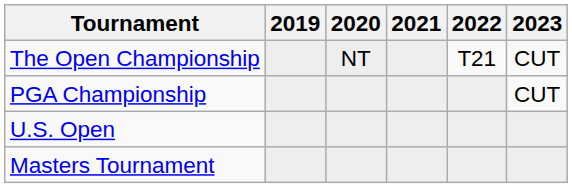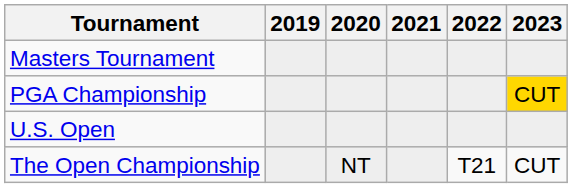rows swapped: (112, 165) <-> (135, 58)
(537, 94) no background -> (537, 94) gold background
